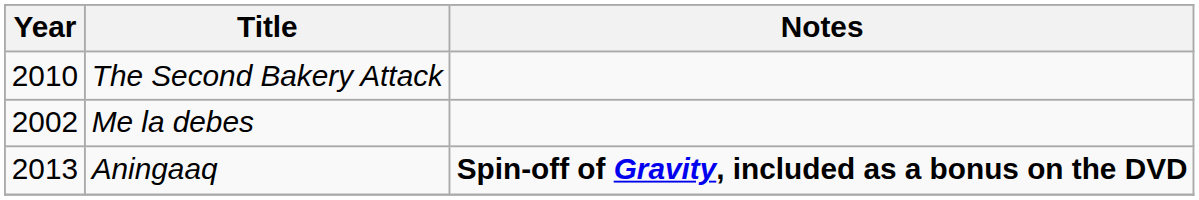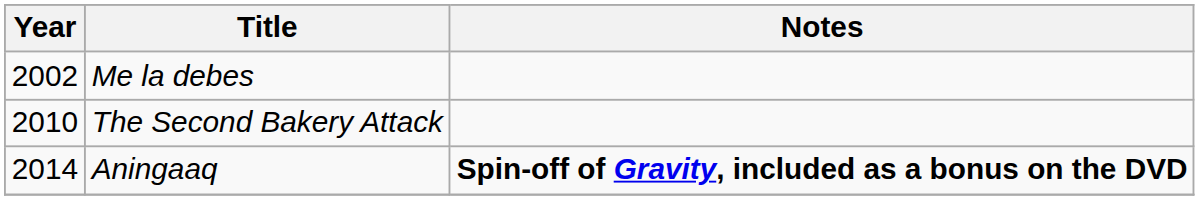rows swapped: (173, 122) <-> (267, 75)
(45, 169) 2013 -> (45, 169) 2014
